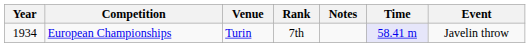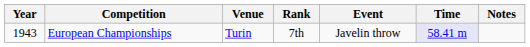columns swapped: (477, 14) <-> (343, 14)
(25, 33) 1934 -> (25, 33) 1943
